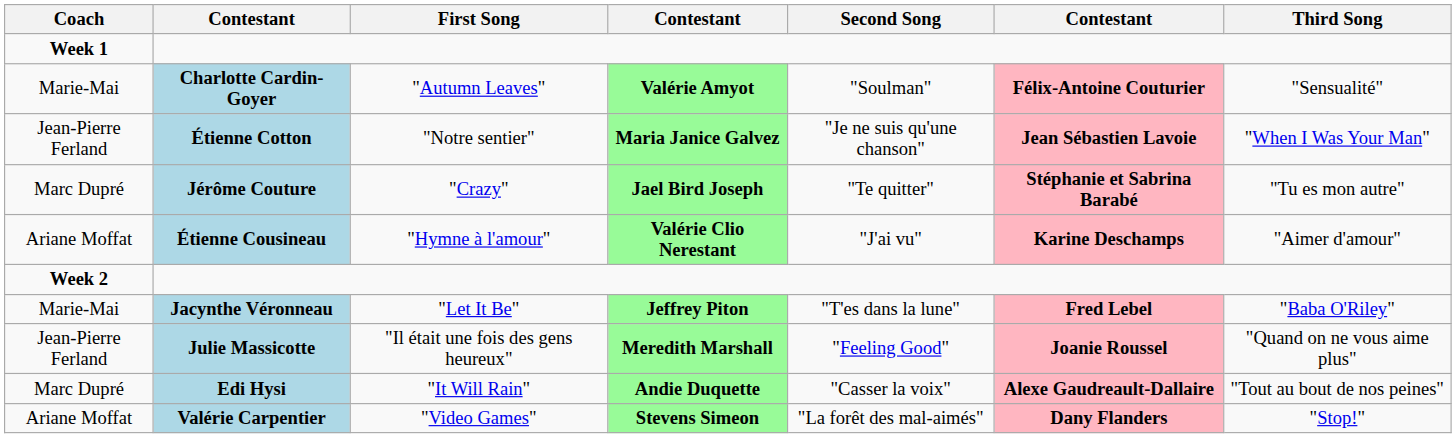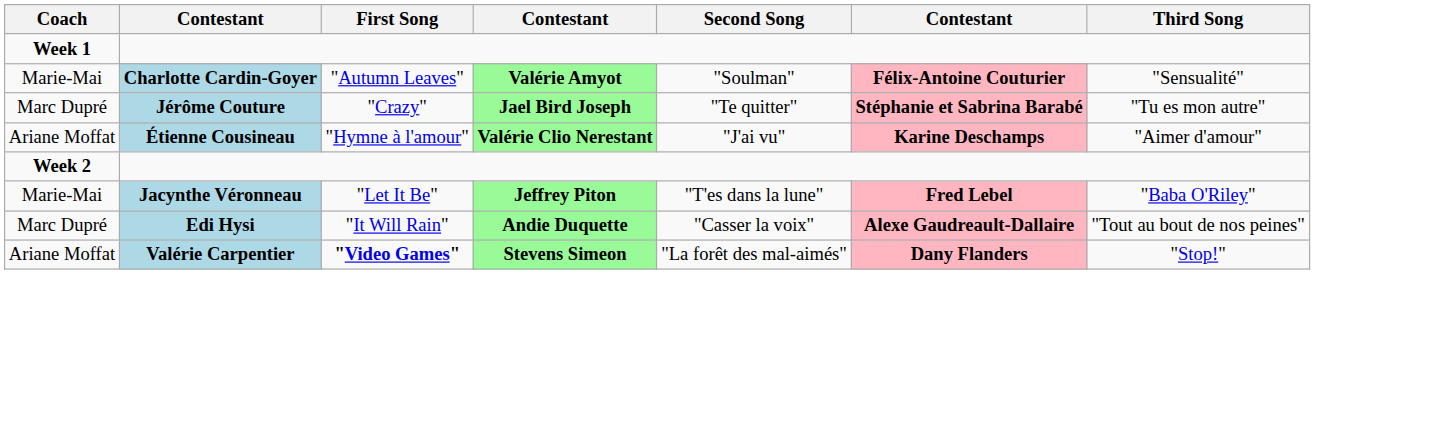- row: (79, 138)
- row: (79, 348)
(479, 417) normal -> (397, 254) bold
